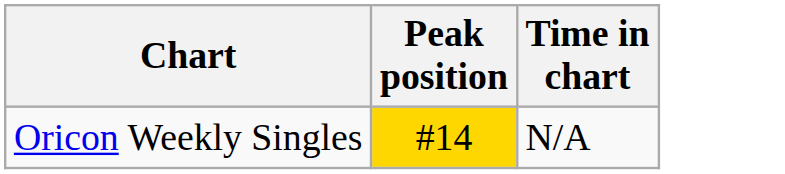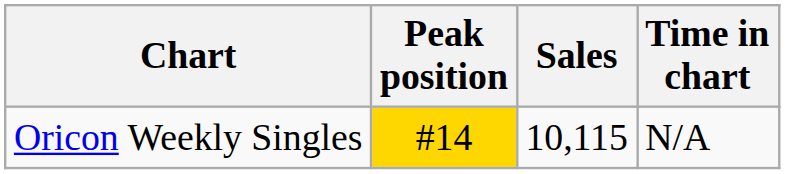+ column: (577, 55)
